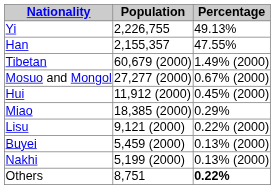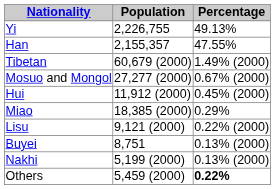(149, 143) 5,459 (2000) -> (130, 143) 8,751
(130, 176) 8,751 -> (149, 176) 5,459 (2000)
